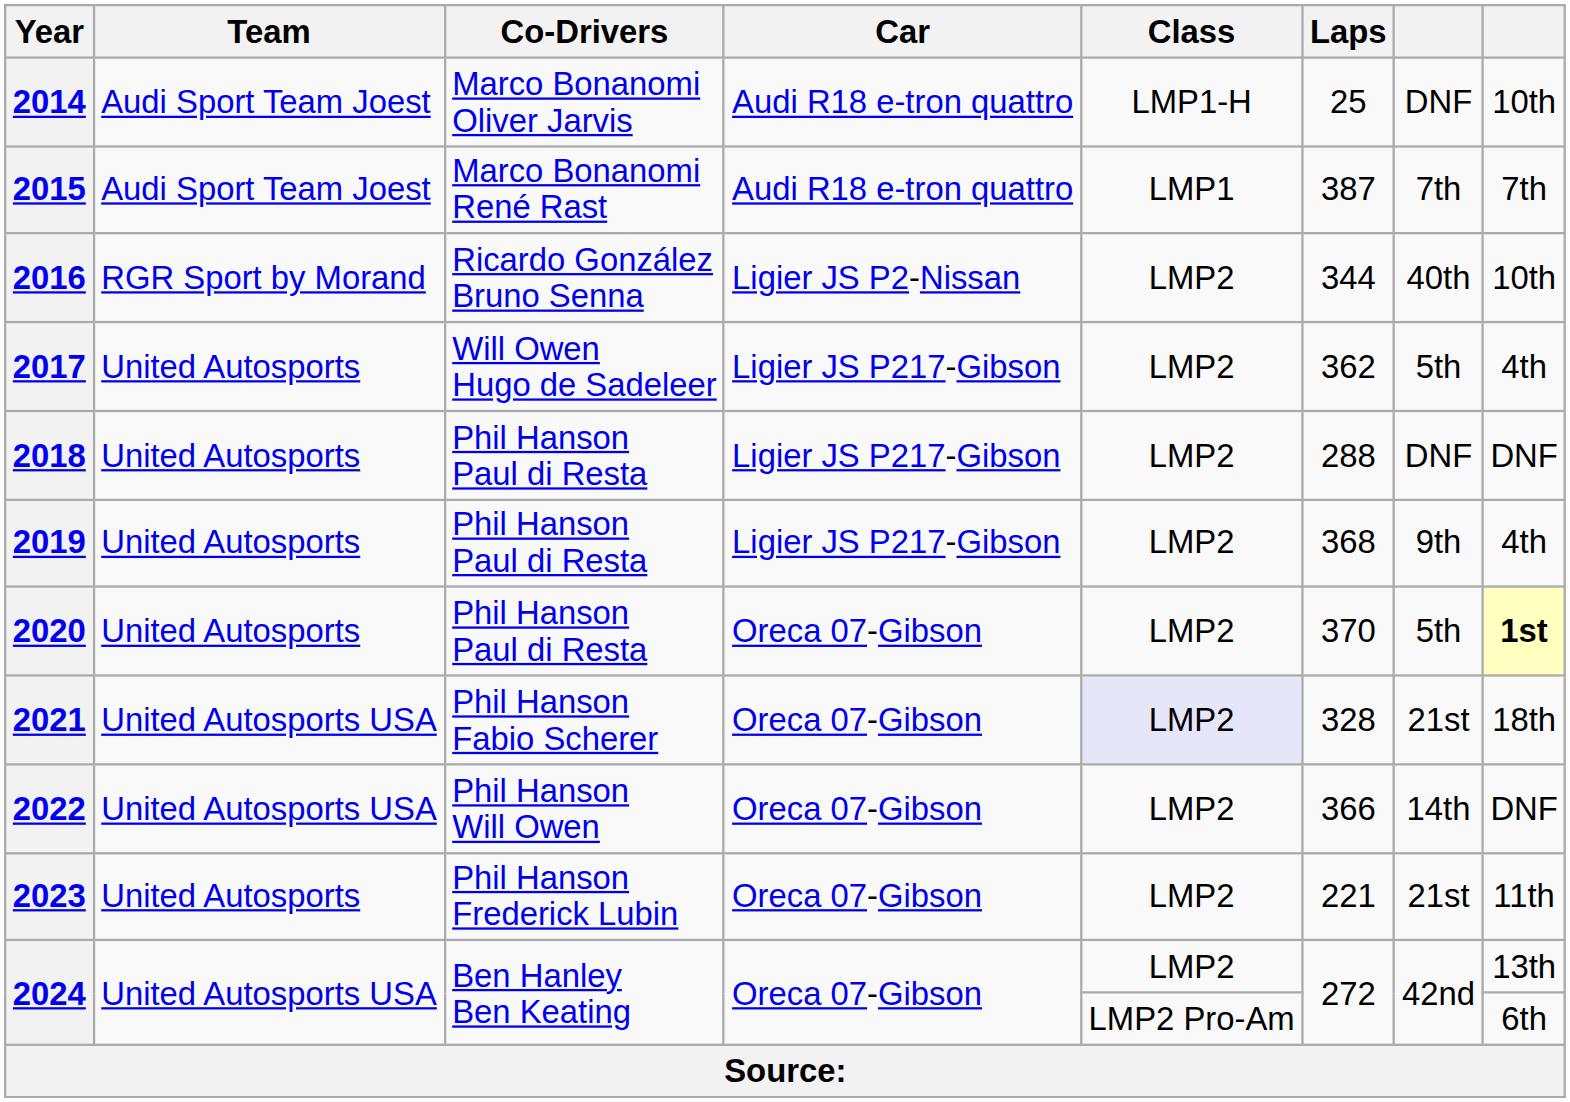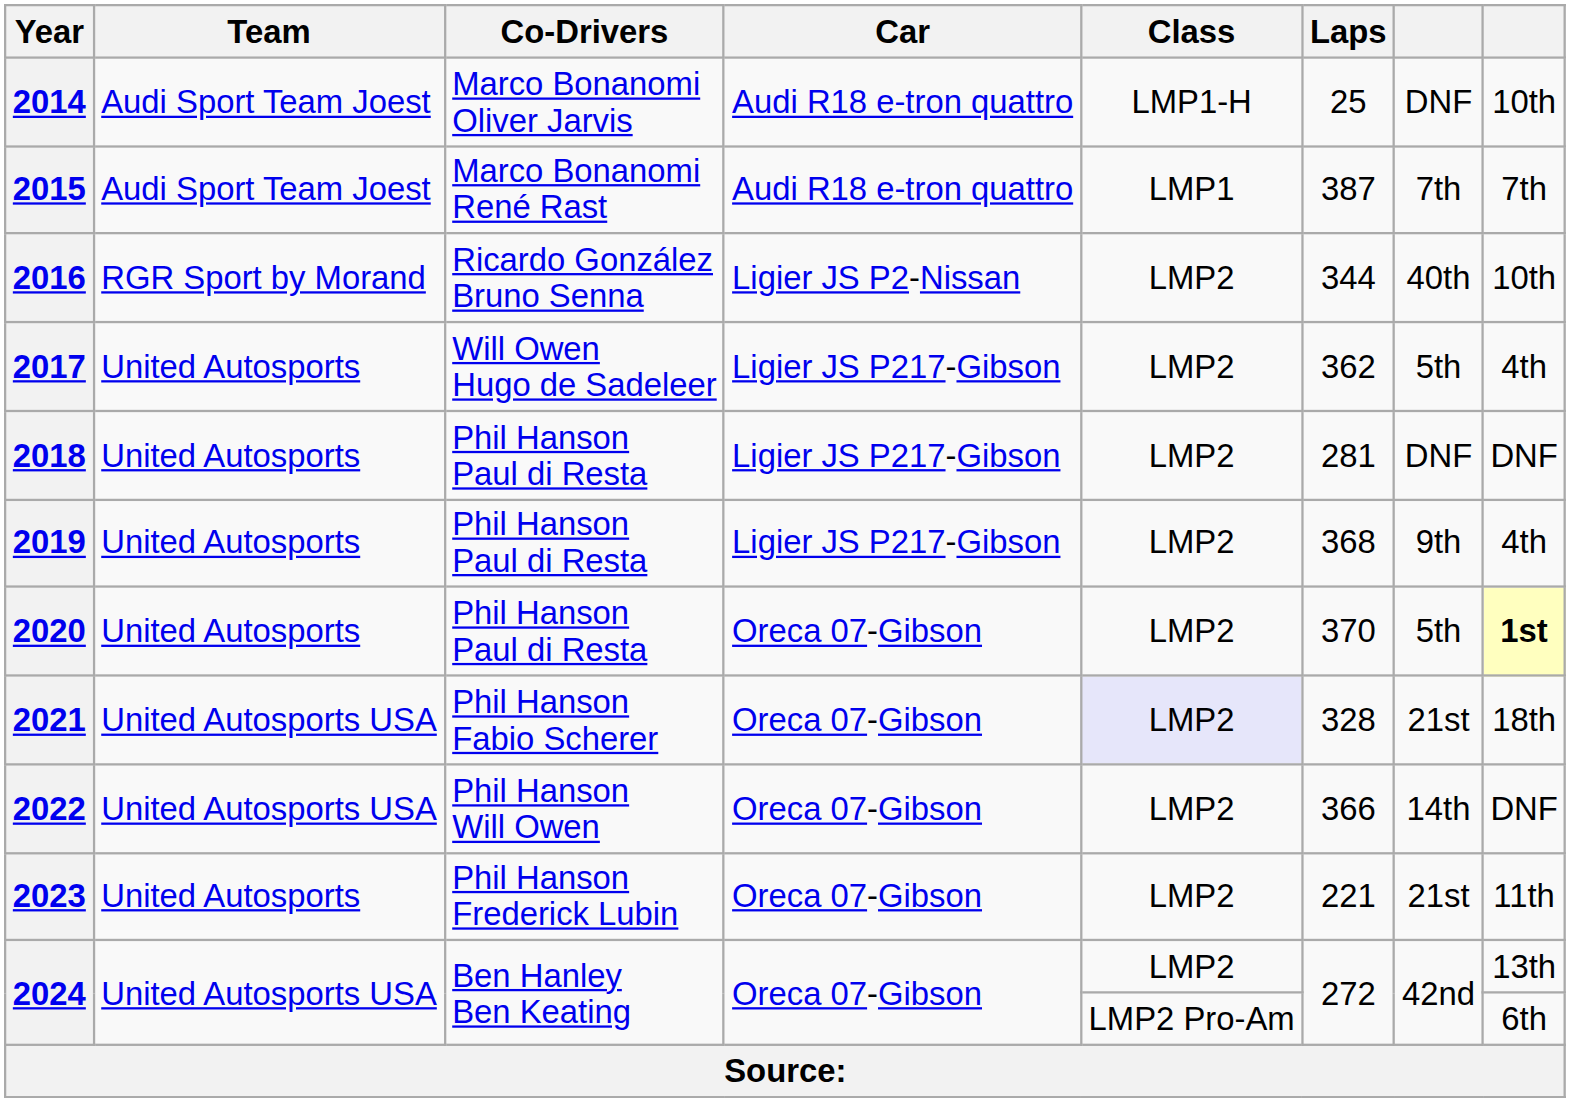(1348, 455) 288 -> (1348, 455) 281
